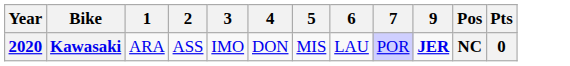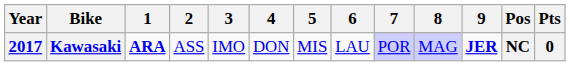+ column: (438, 18)
(25, 46) 2020 -> (25, 46) 2017
(147, 46) normal -> (147, 46) bold
